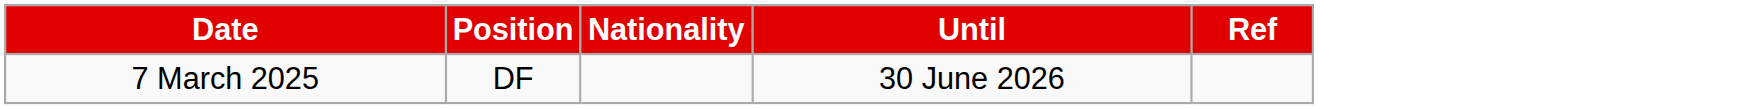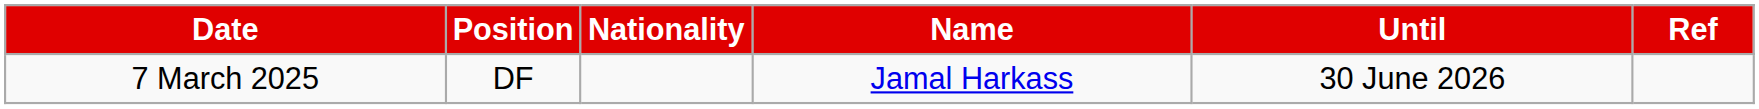+ column: (972, 30)
